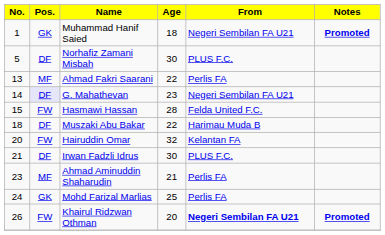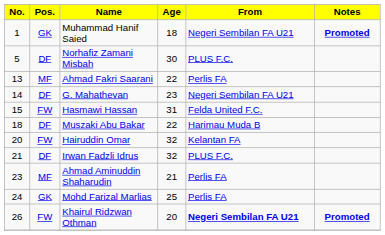(45, 95) lavender background -> (45, 95) no background
(172, 110) 28 -> (172, 110) 31
(172, 156) 30 -> (172, 156) 32
